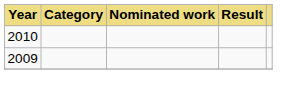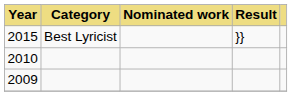+ row: (23, 36)
